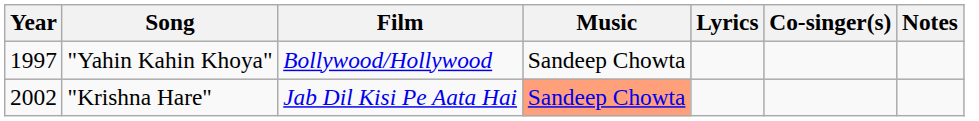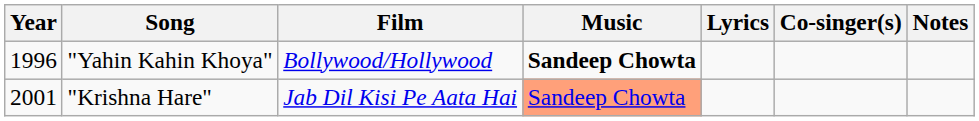(33, 60) 1997 -> (33, 60) 1996
(607, 60) normal -> (612, 60) bold
(33, 97) 2002 -> (33, 97) 2001
